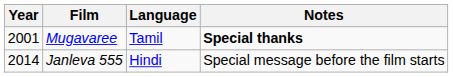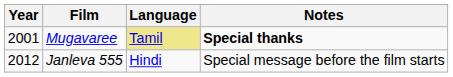(146, 38) no background -> (146, 38) khaki background
(24, 60) 2014 -> (24, 60) 2012
